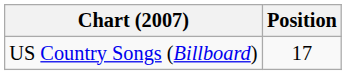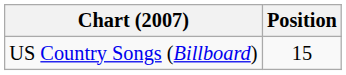(302, 52) 17 -> (302, 52) 15
